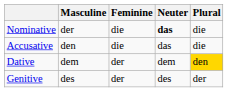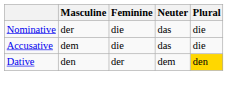(165, 29) bold -> (164, 29) normal
(68, 45) den -> (70, 45) dem
(70, 62) dem -> (68, 62) den
- row: (25, 78)
